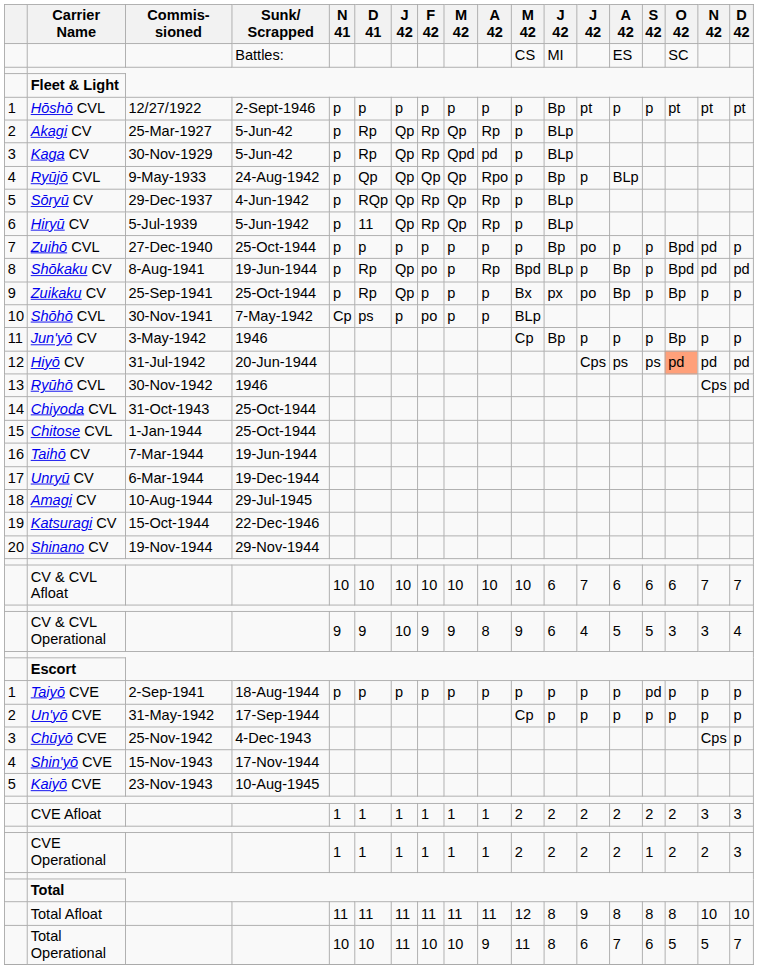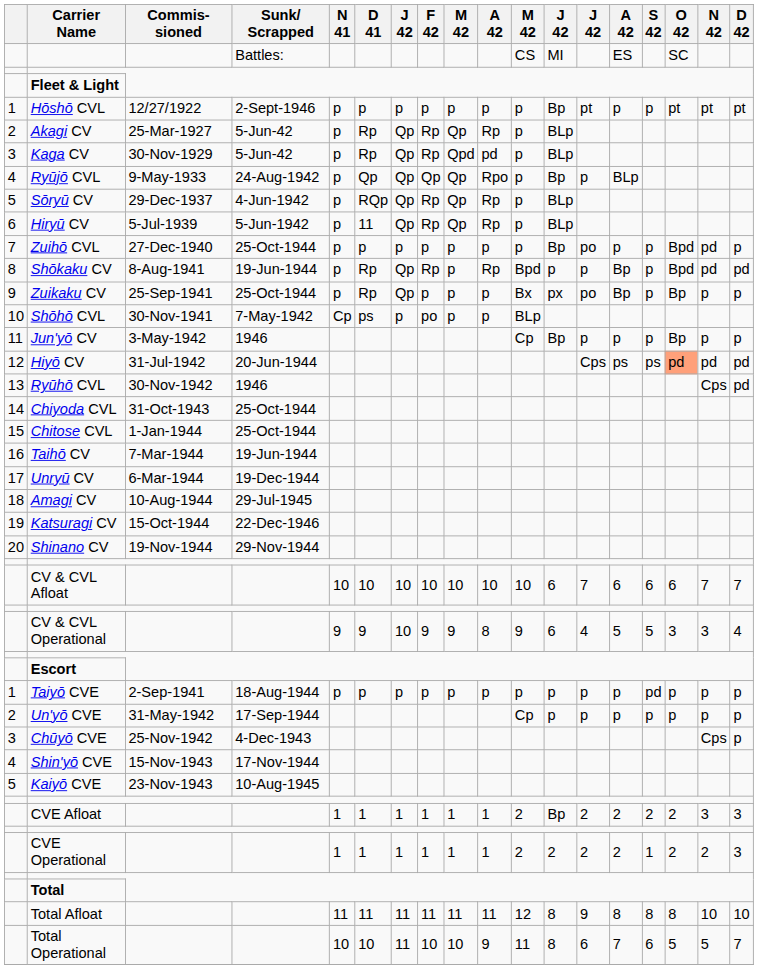(429, 270) po -> (430, 270) Rp
(560, 270) BLp -> (552, 270) p
(552, 814) 2 -> (556, 814) Bp
